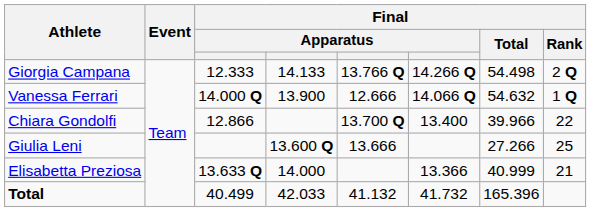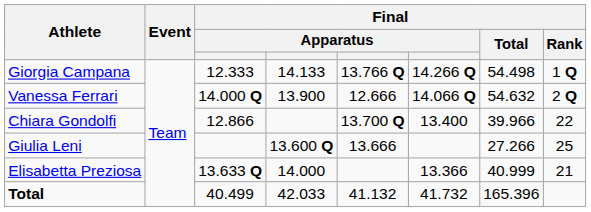(565, 72) 2 Q -> (565, 72) 1 Q
(565, 97) 1 Q -> (565, 97) 2 Q
